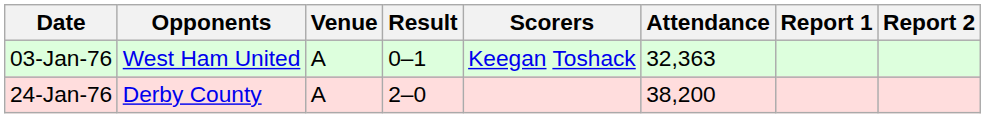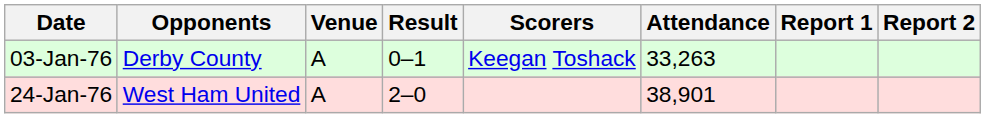(212, 58) West Ham United -> (192, 58) Derby County
(681, 58) 32,363 -> (681, 58) 33,263
(192, 94) Derby County -> (212, 94) West Ham United
(681, 94) 38,200 -> (681, 94) 38,901
